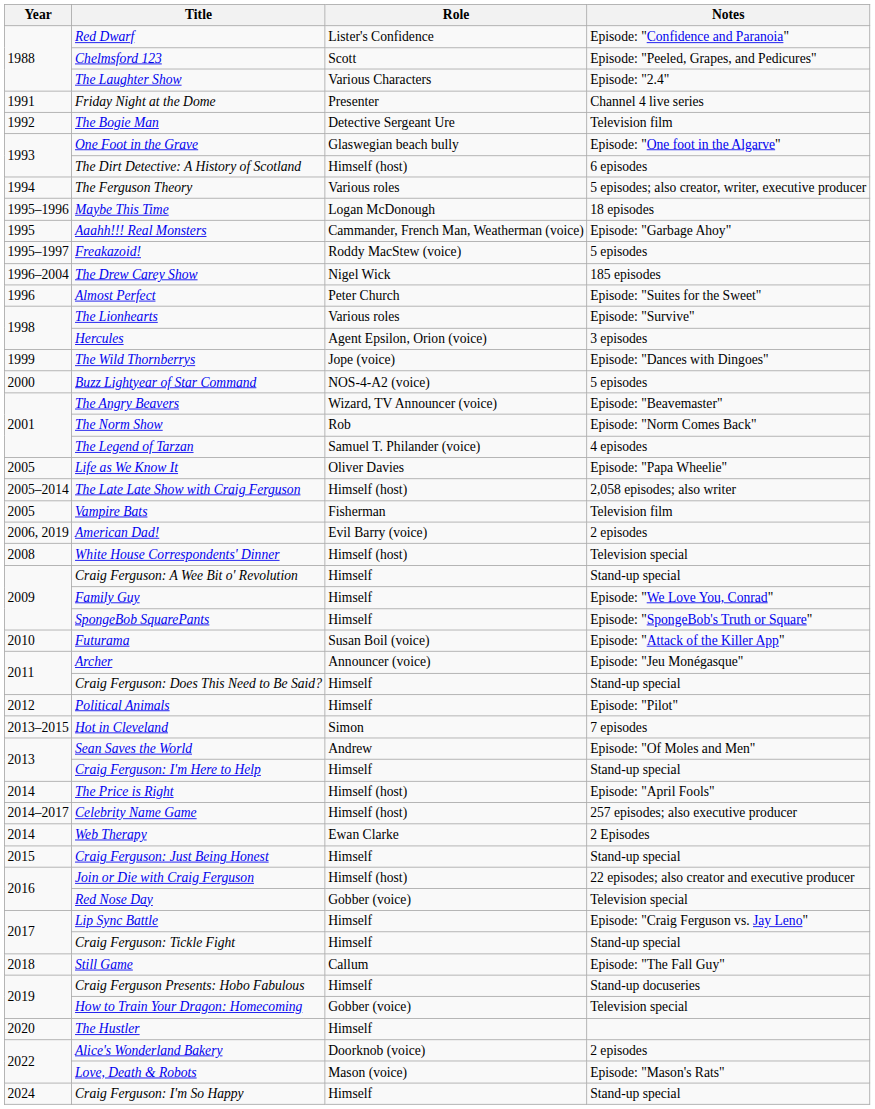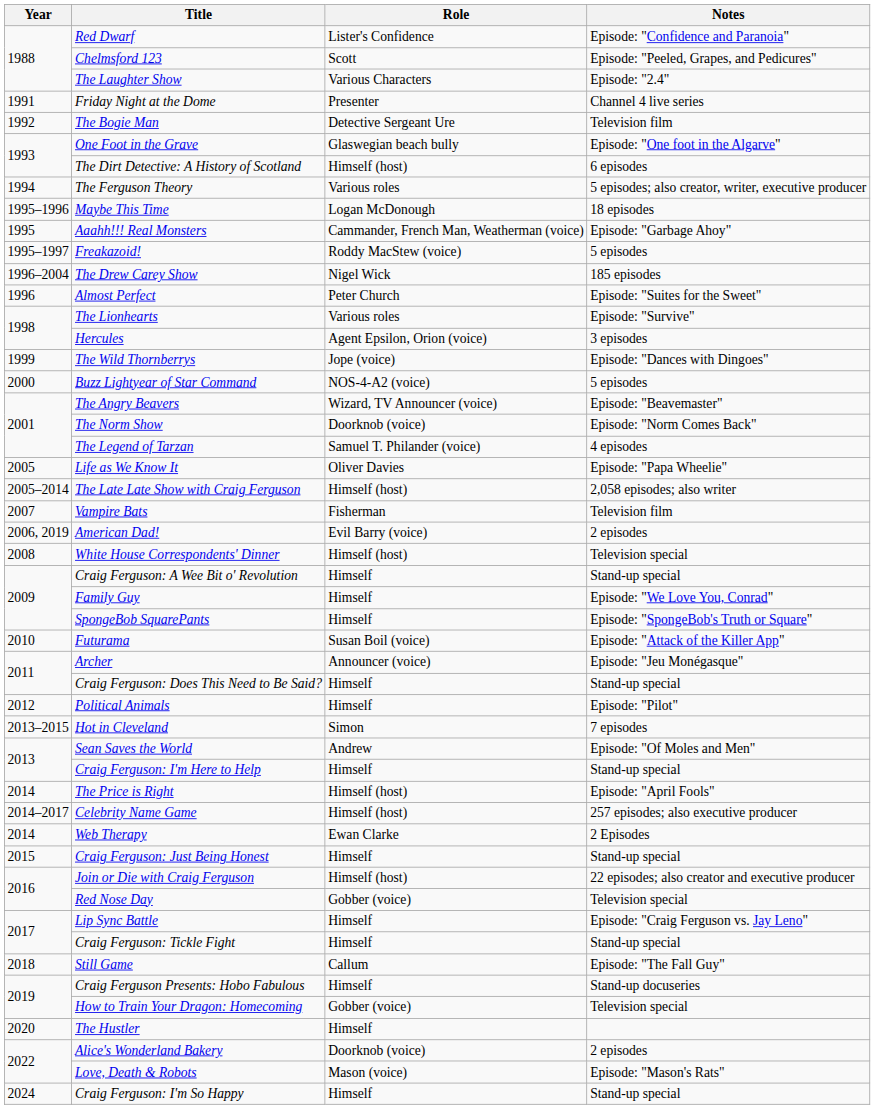(340, 425) Rob -> (377, 425) Doorknob (voice)
(21, 511) 2005 -> (21, 511) 2007
